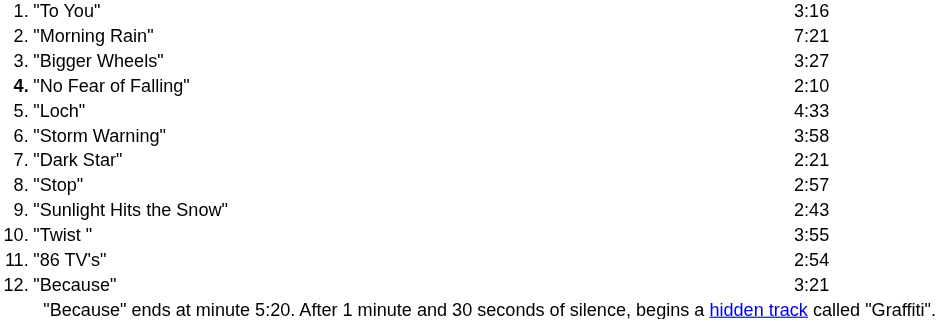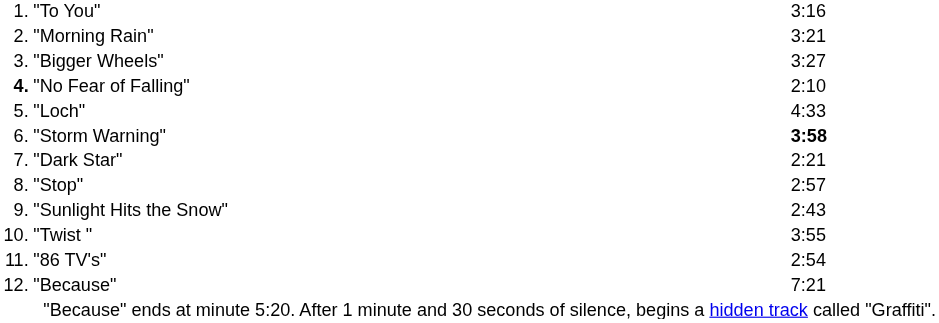(812, 36) 7:21 -> (808, 36) 3:21
(812, 135) normal -> (809, 135) bold
(812, 284) 3:21 -> (808, 284) 7:21
